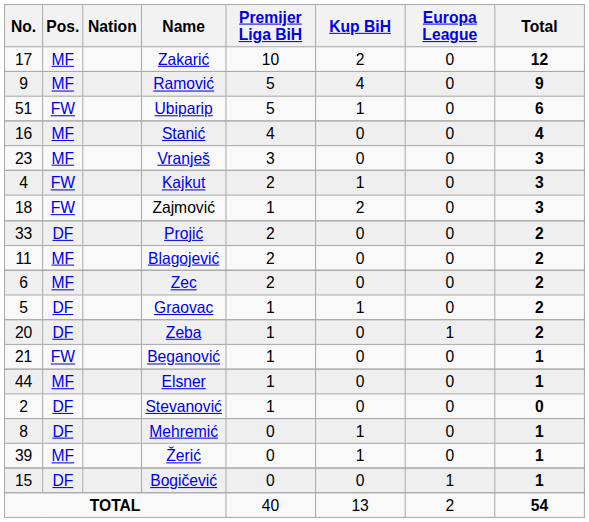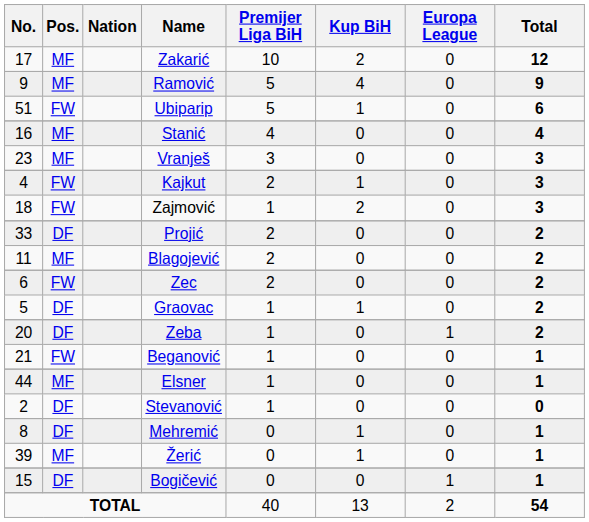(63, 282) MF -> (63, 282) FW
